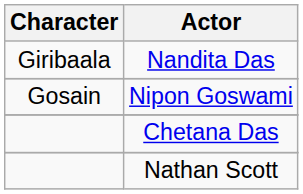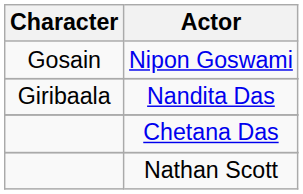rows swapped: (211, 59) <-> (211, 96)
